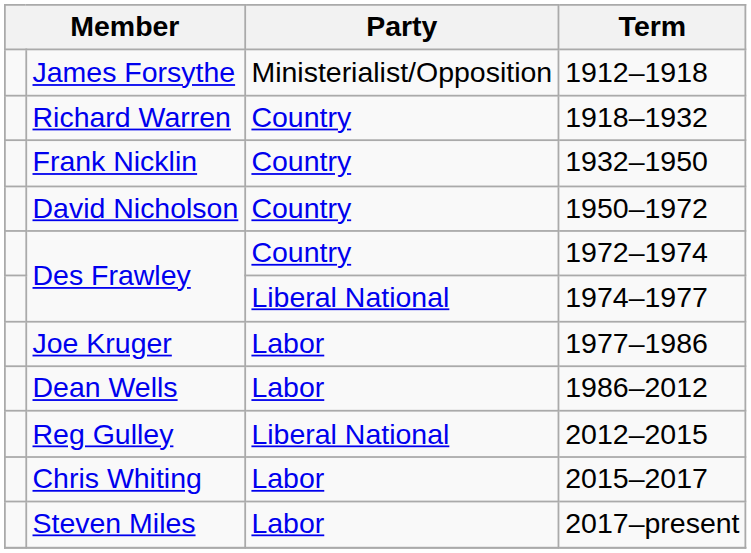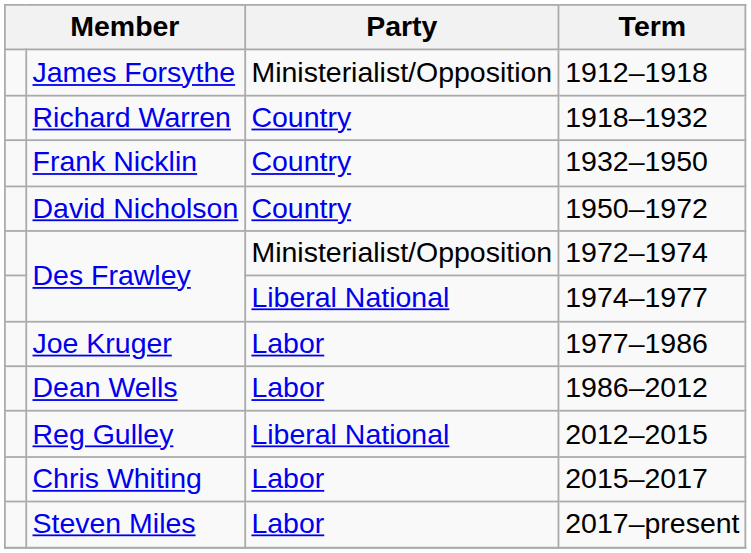(301, 252) Country -> (402, 252) Ministerialist/Opposition
